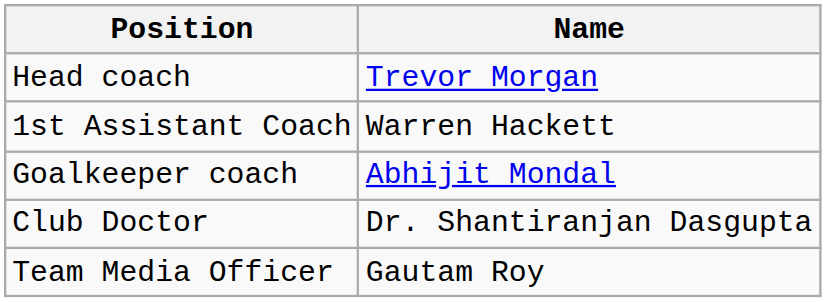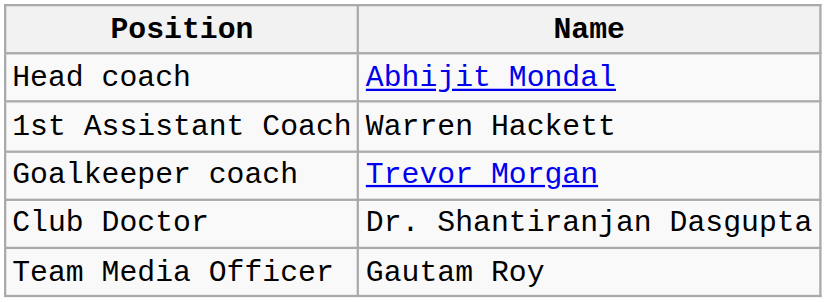(482, 78) Trevor Morgan -> (491, 78) Abhijit Mondal
(491, 175) Abhijit Mondal -> (482, 175) Trevor Morgan
